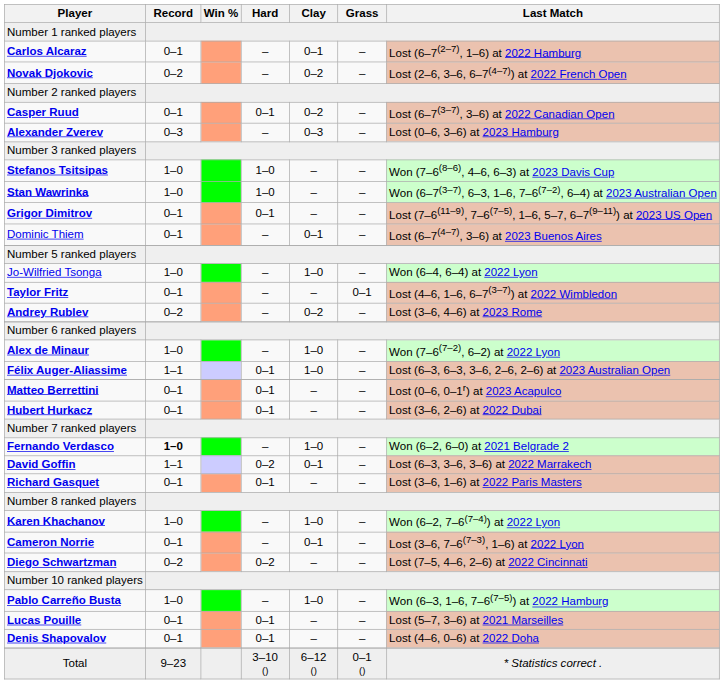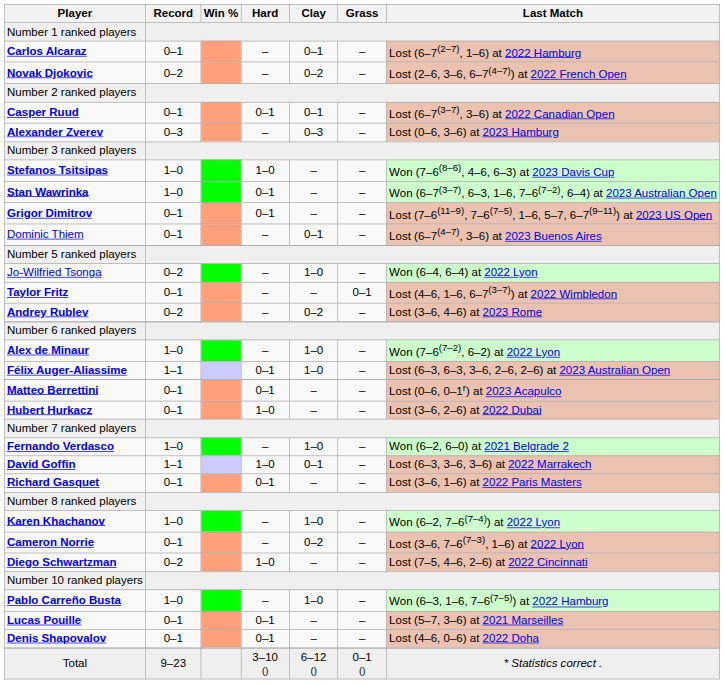(314, 112) 0–2 -> (314, 112) 0–1
(265, 192) 1–0 -> (265, 192) 0–1
(173, 272) 1–0 -> (173, 272) 0–2
(265, 410) 0–1 -> (265, 410) 1–0
(173, 446) bold -> (173, 446) normal
(265, 465) 0–2 -> (265, 465) 1–0
(314, 542) 0–1 -> (314, 542) 0–2
(265, 562) 0–2 -> (265, 562) 1–0
